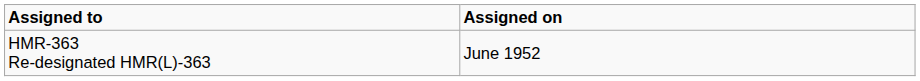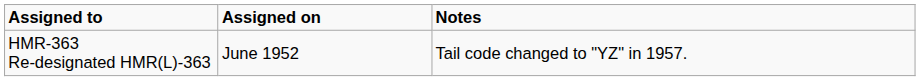+ column: (458, 17)
